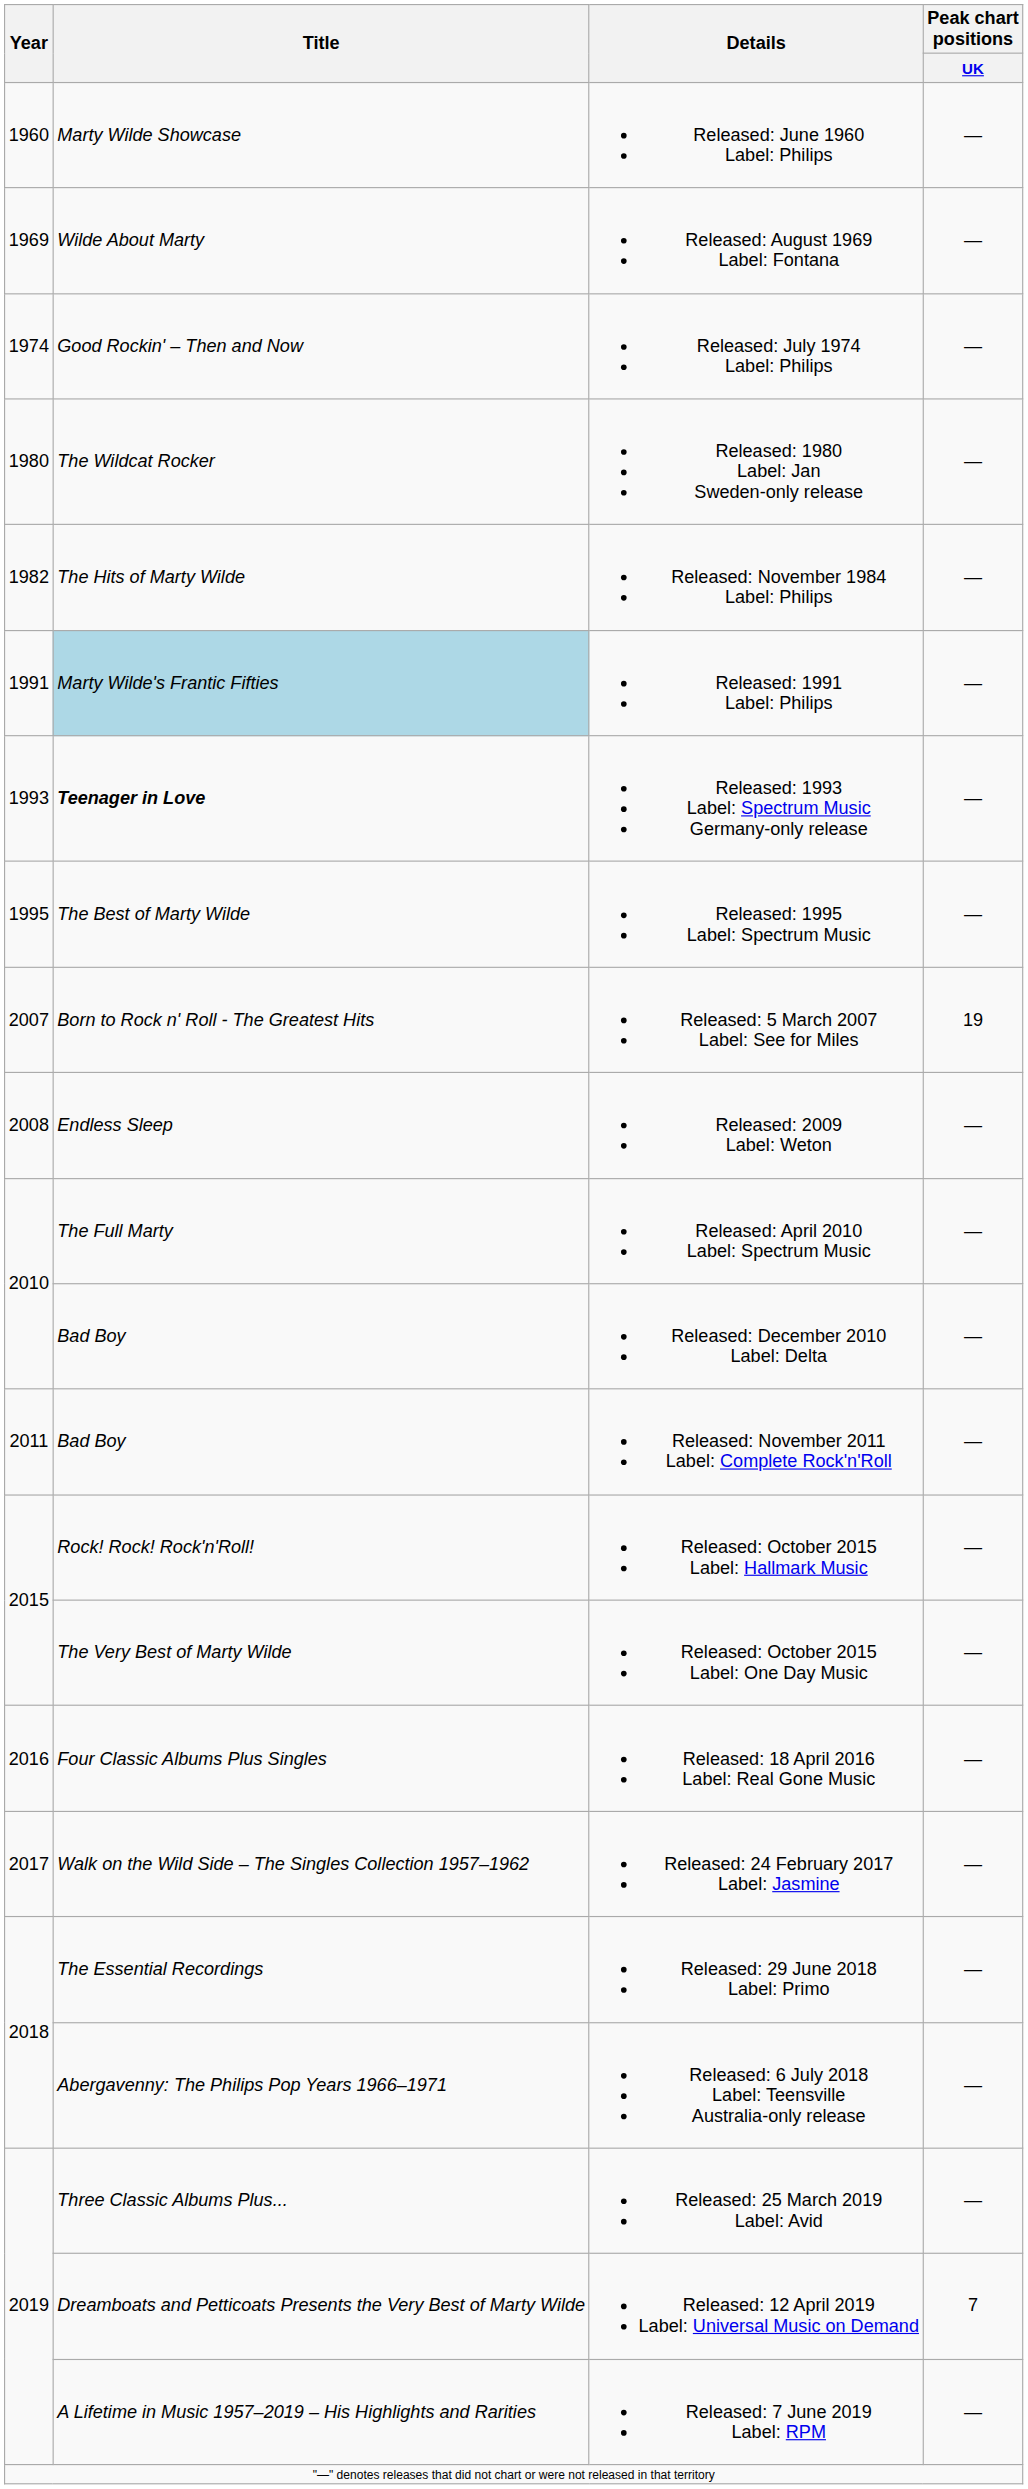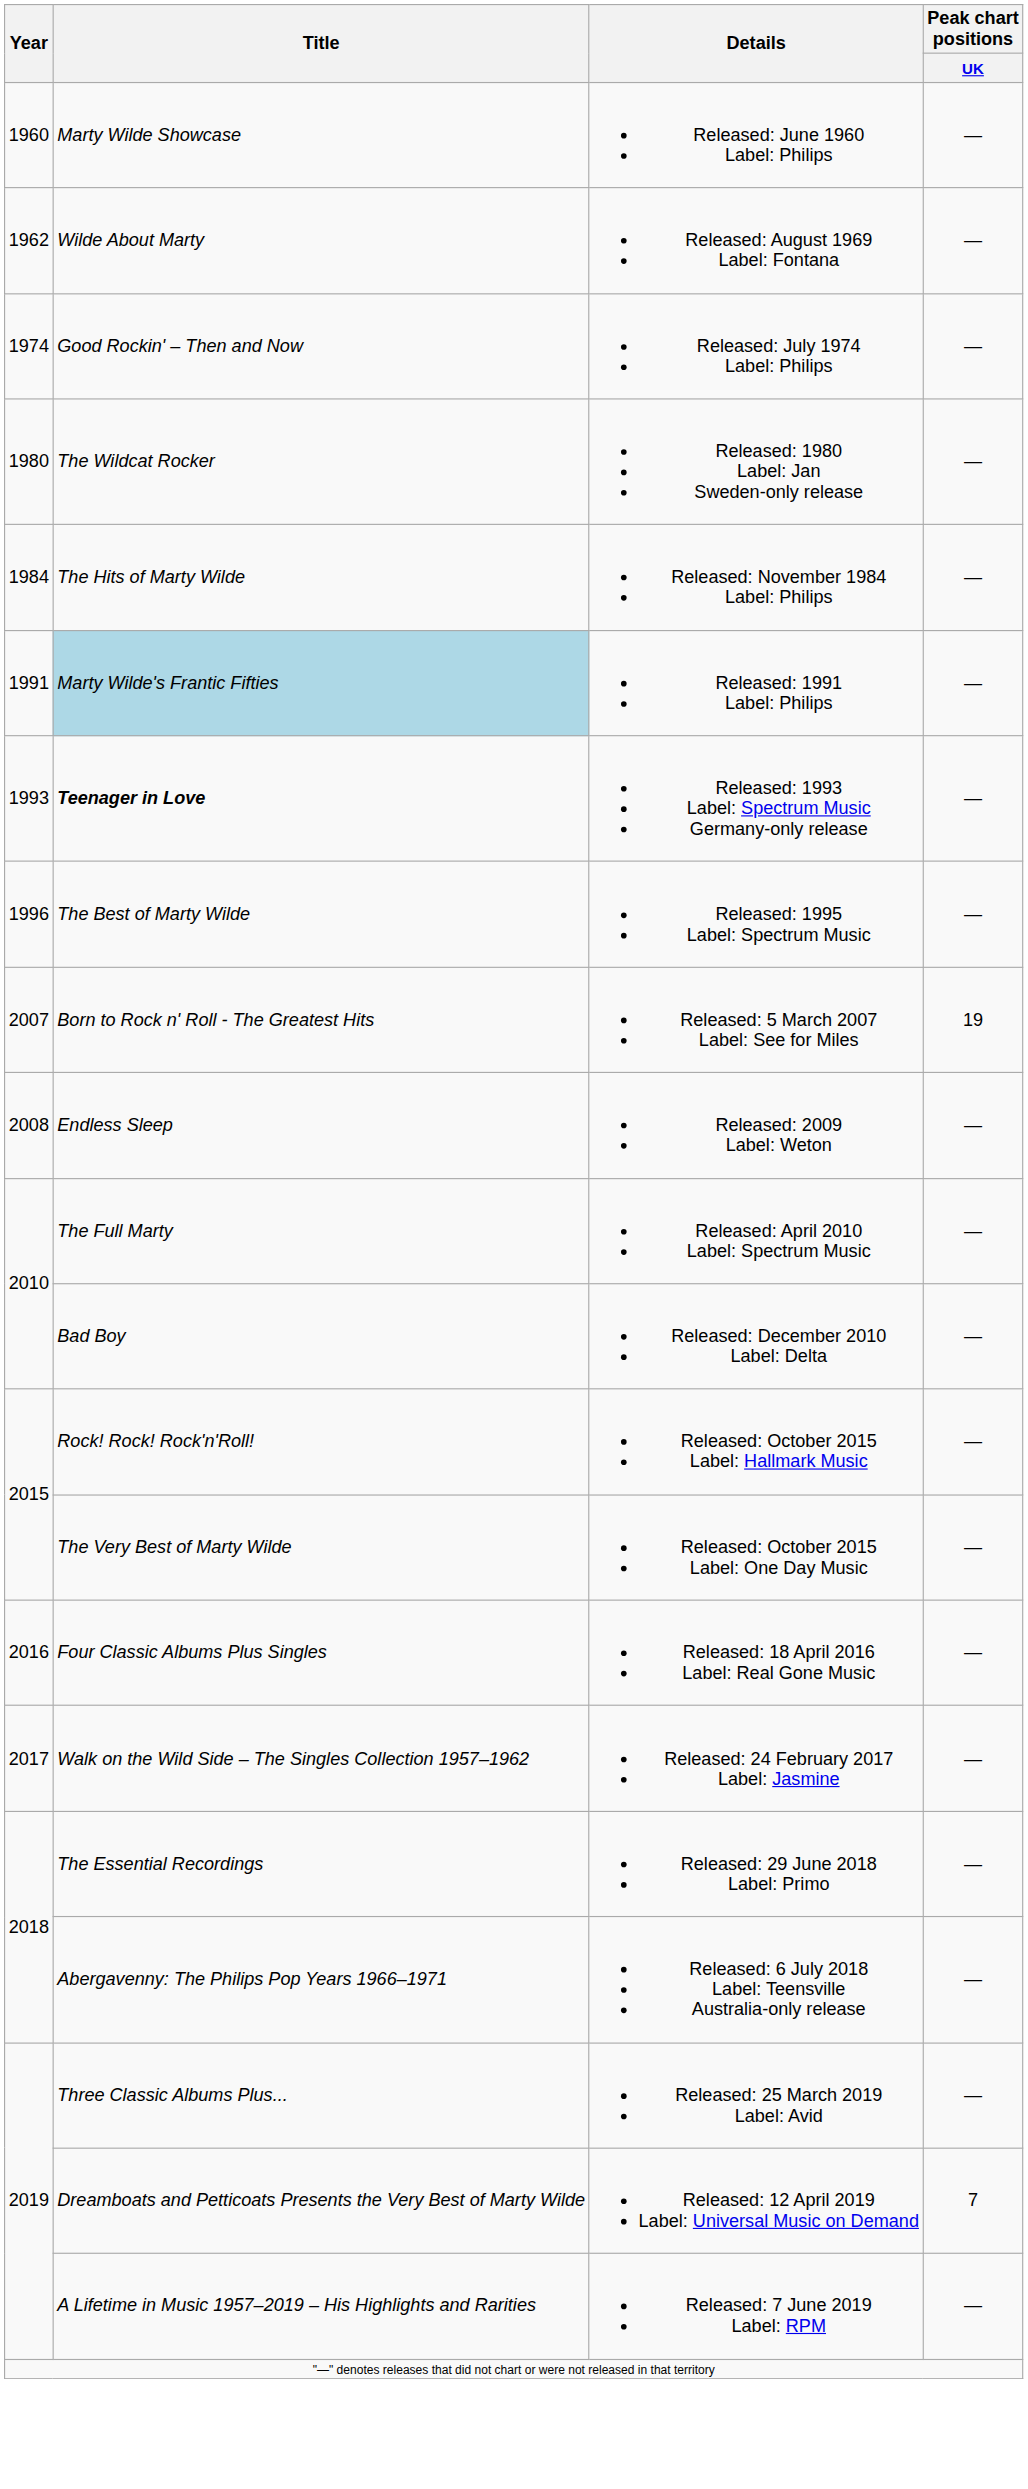(29, 240) 1969 -> (29, 240) 1962
(29, 577) 1982 -> (29, 577) 1984
(29, 914) 1995 -> (29, 914) 1996
- row: (756, 1452)
